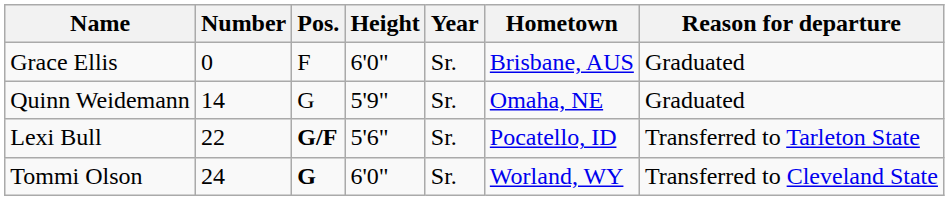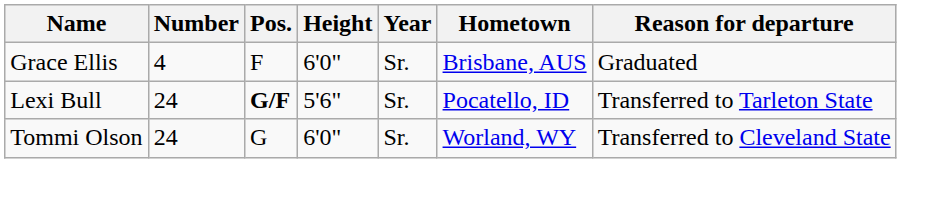(207, 61) 0 -> (160, 61) 4
- row: (100, 99)
(213, 137) 22 -> (166, 99) 24
(307, 175) bold -> (259, 137) normal
